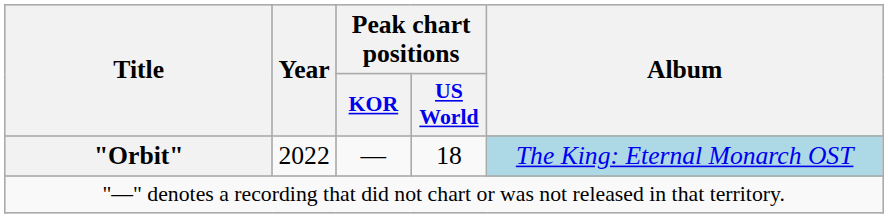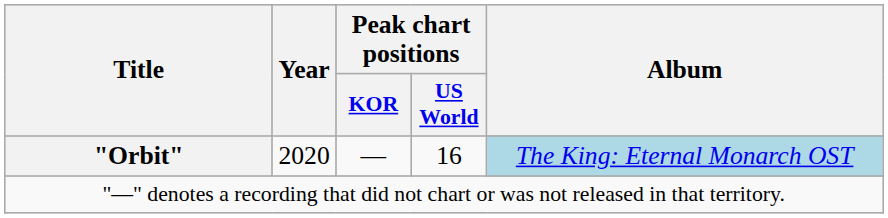(304, 155) 2022 -> (304, 155) 2020
(449, 155) 18 -> (449, 155) 16
